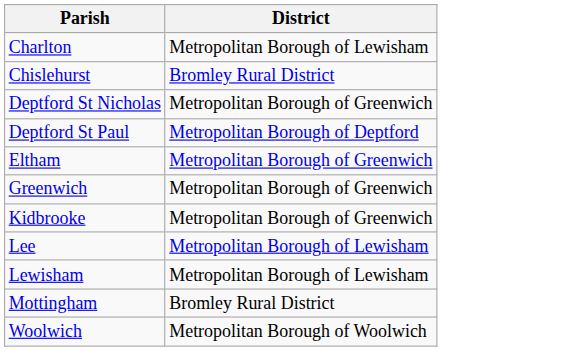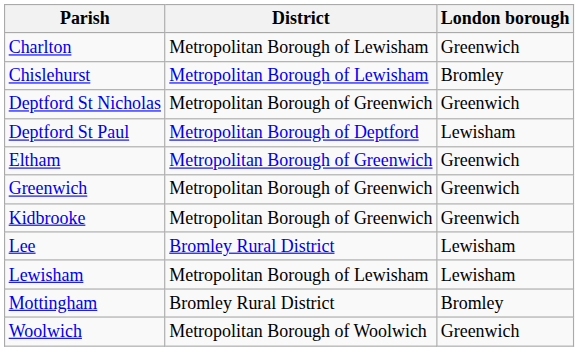+ column: (505, 18)
(252, 75) Bromley Rural District -> (299, 75) Metropolitan Borough of Lewisham
(299, 246) Metropolitan Borough of Lewisham -> (252, 246) Bromley Rural District
